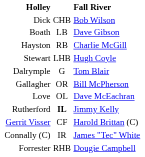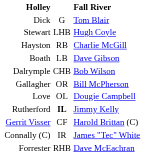(62, 20) CHB -> (62, 20) G
(94, 20) Bob Wilson -> (91, 20) Tom Blair
rows swapped: (40, 32) <-> (37, 58)
(62, 71) G -> (62, 71) CHB
(91, 71) Tom Blair -> (94, 71) Bob Wilson
(104, 96) Dave McEachran -> (104, 96) Dougie Campbell
(104, 148) Dougie Campbell -> (104, 148) Dave McEachran
